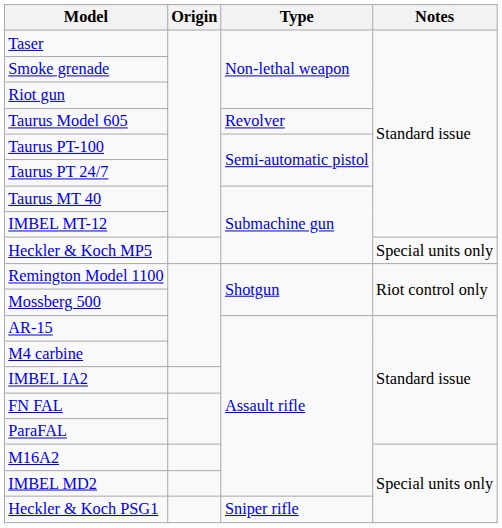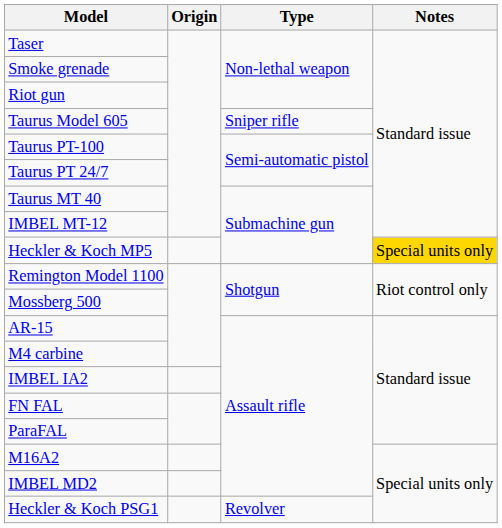(255, 120) Revolver -> (262, 120) Sniper rifle
(435, 250) no background -> (435, 250) gold background
(262, 509) Sniper rifle -> (255, 509) Revolver
